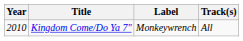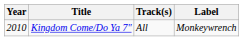columns swapped: (166, 12) <-> (219, 12)
